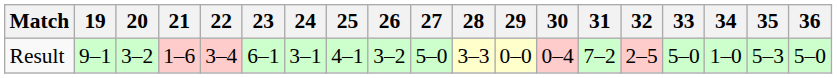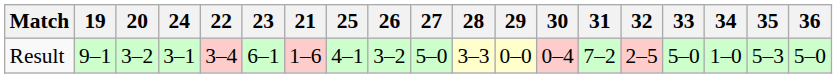columns swapped: (179, 21) <-> (305, 21)
